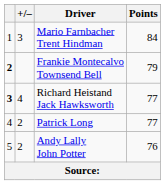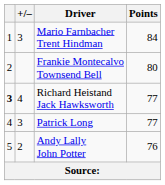(10, 68) bold -> (10, 68) normal
(152, 68) 79 -> (152, 68) 80
(20, 123) 2 -> (20, 123) 3
